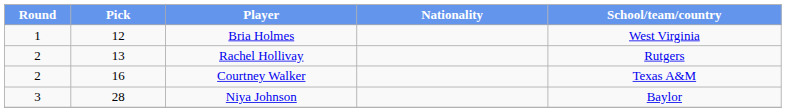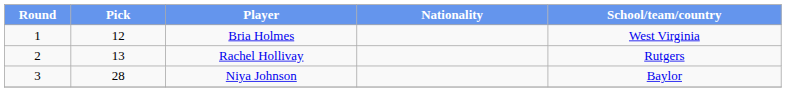- row: (261, 76)
